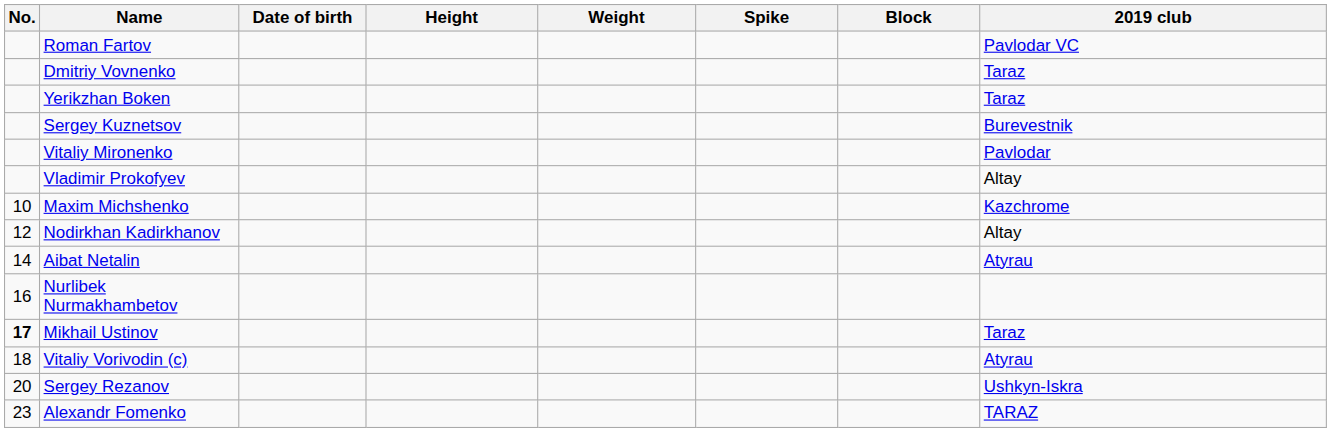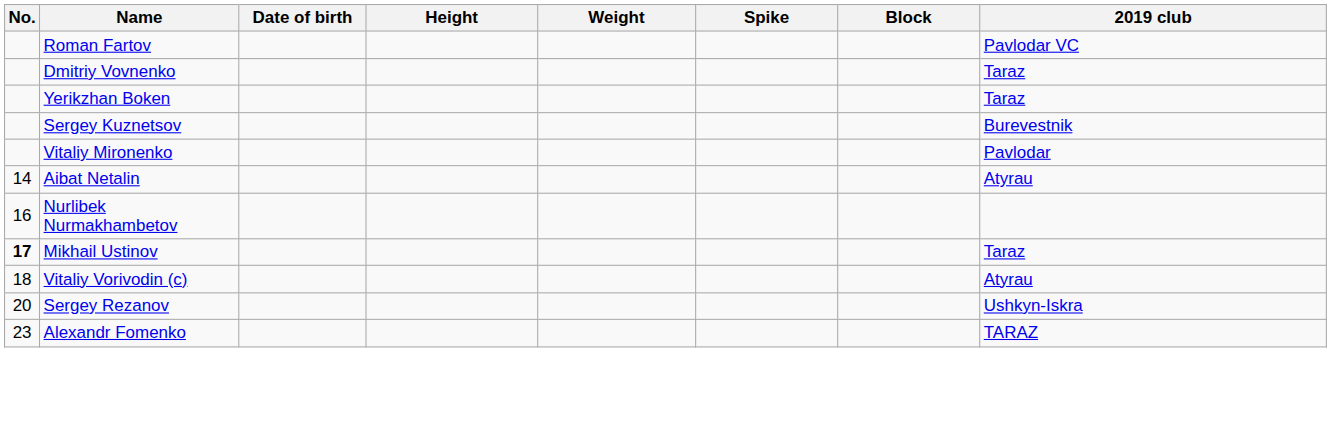- row: (114, 179)
- row: (116, 206)
- row: (132, 233)
